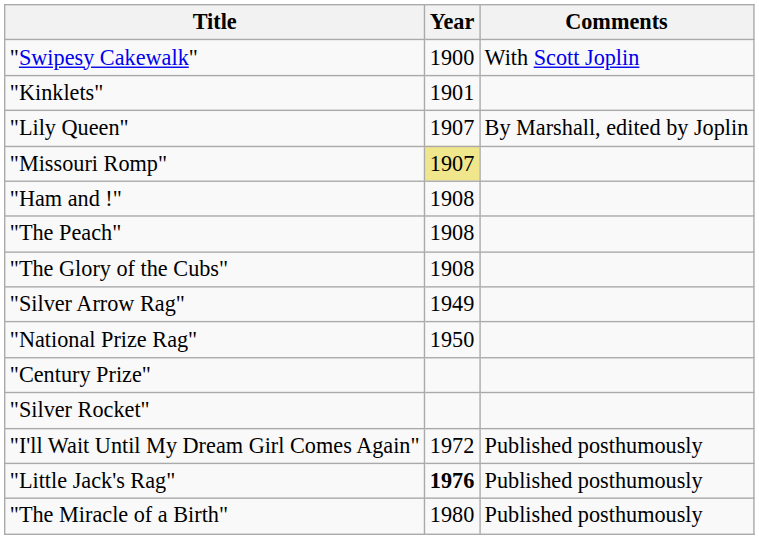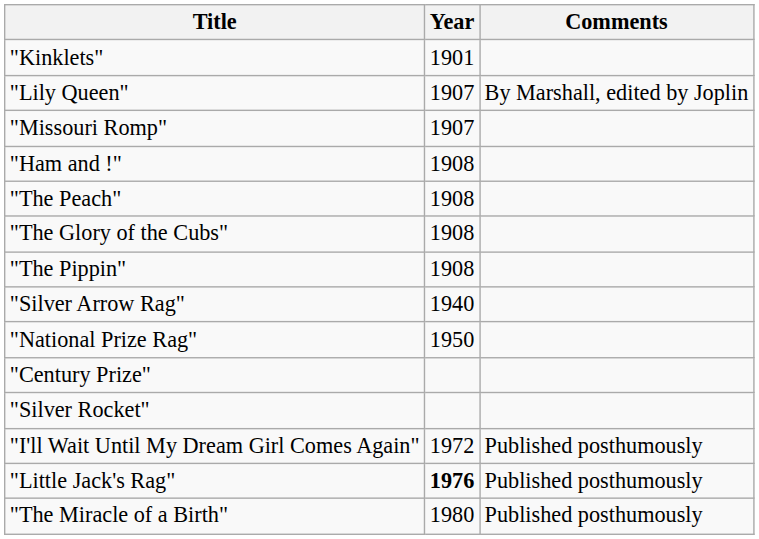- row: (104, 57)
(452, 163) khaki background -> (452, 127) no background
+ row: (68, 269)
(452, 304) 1949 -> (452, 304) 1940
